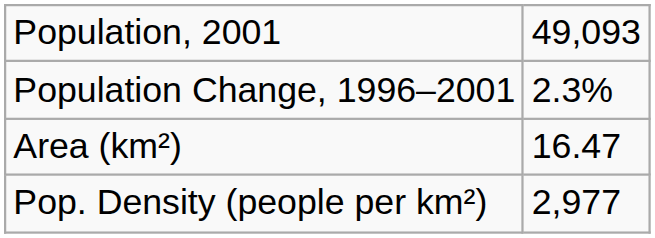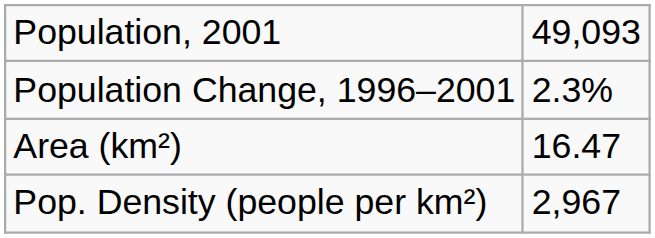(576, 202) 2,977 -> (576, 202) 2,967
